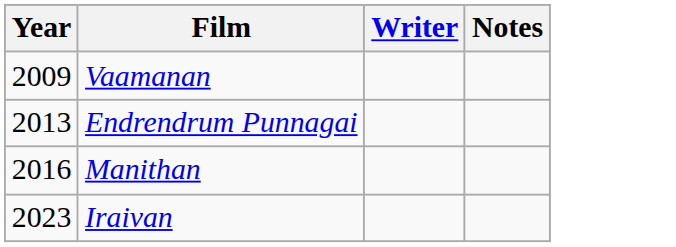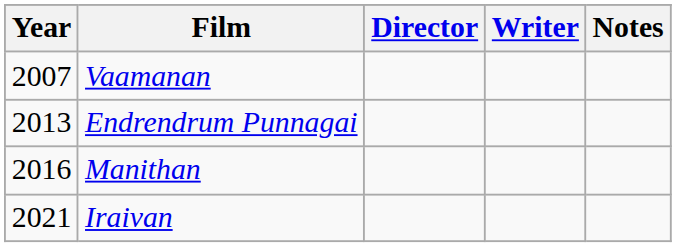+ column: (425, 28)
(42, 75) 2009 -> (42, 75) 2007
(42, 216) 2023 -> (42, 216) 2021
